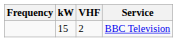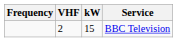columns swapped: (89, 12) <-> (66, 12)
